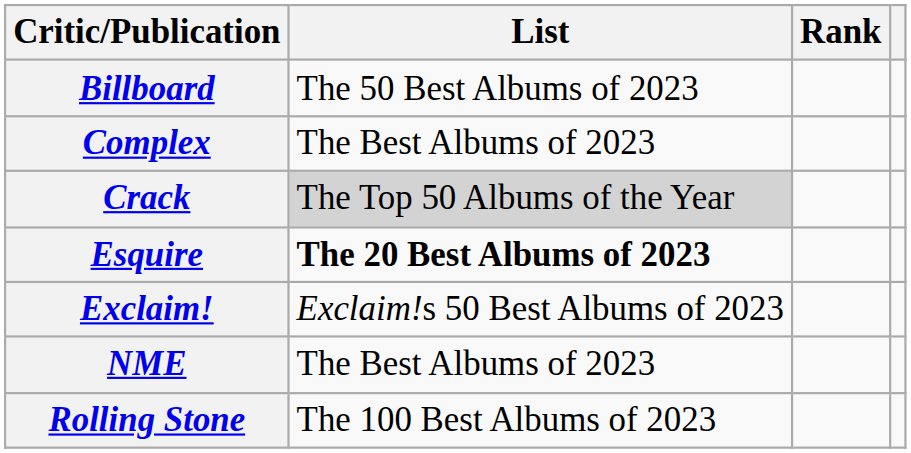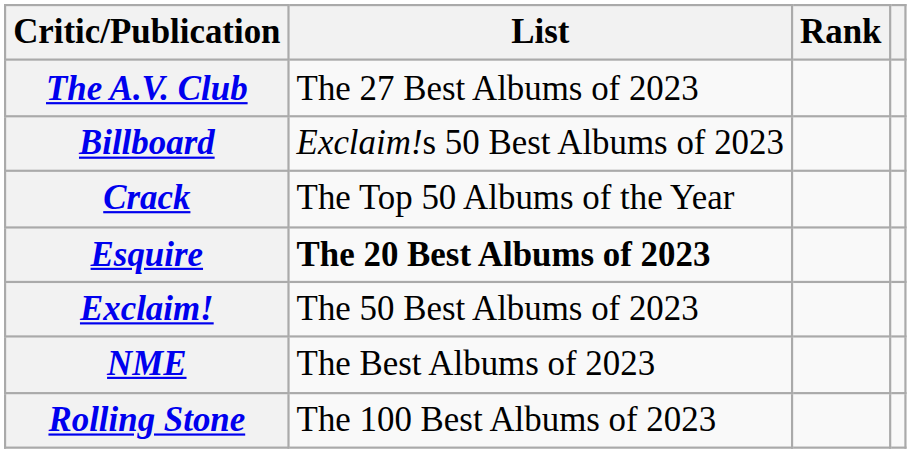+ row: (147, 87)
(498, 87) The 50 Best Albums of 2023 -> (540, 142) Exclaim!s 50 Best Albums of 2023
- row: (147, 142)
(515, 198) lightgrey background -> (515, 198) no background
(540, 308) Exclaim!s 50 Best Albums of 2023 -> (498, 308) The 50 Best Albums of 2023
